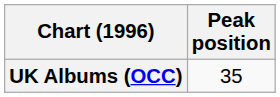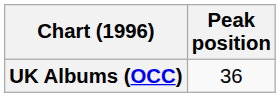(231, 75) 35 -> (231, 75) 36
